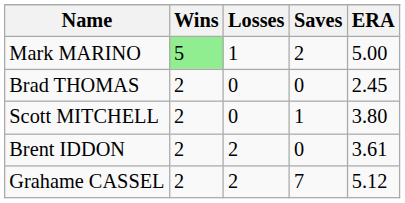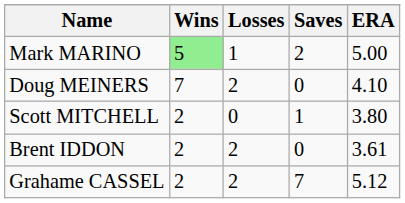+ row: (79, 85)
- row: (74, 85)
